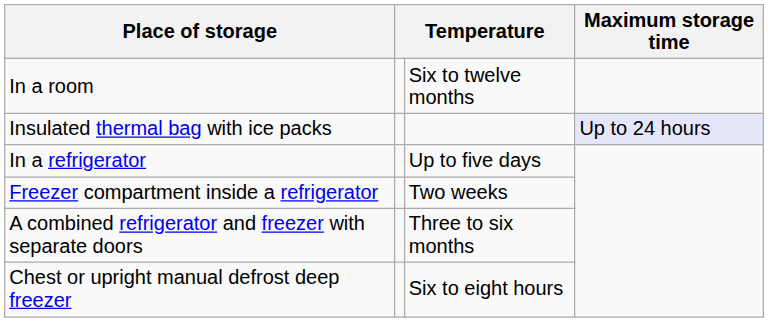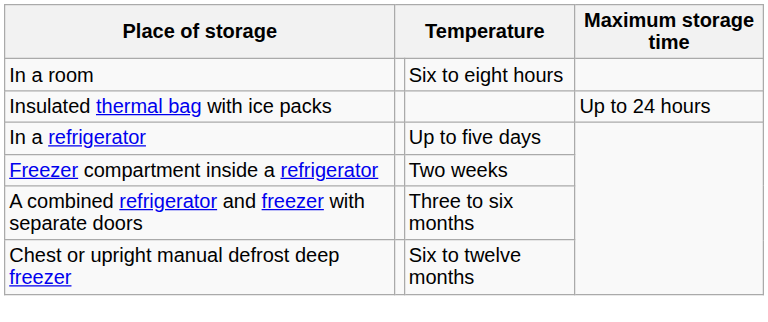(465, 85) Six to twelve months -> (486, 74) Six to eight hours
(645, 128) lavender background -> (645, 106) no background
(486, 289) Six to eight hours -> (465, 266) Six to twelve months
